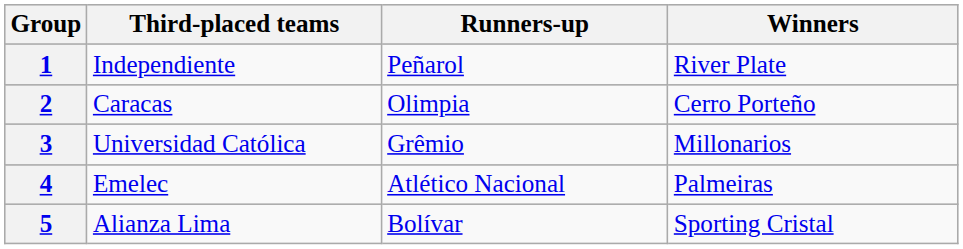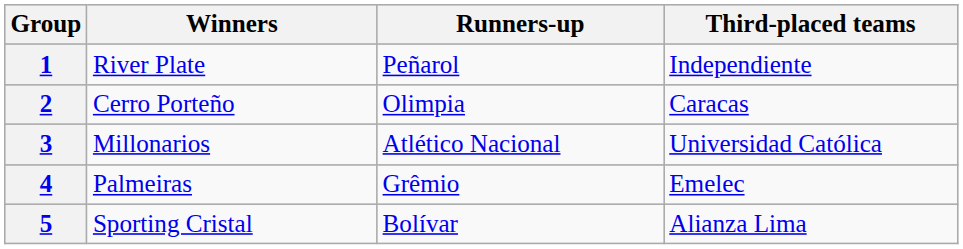columns swapped: (813, 24) <-> (234, 24)
(426, 143) Grêmio -> (472, 143) Atlético Nacional
(476, 183) Atlético Nacional -> (421, 183) Grêmio
